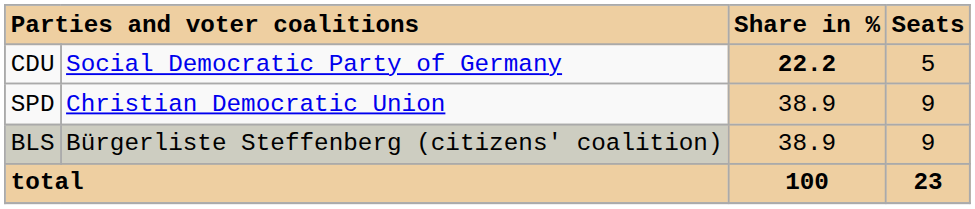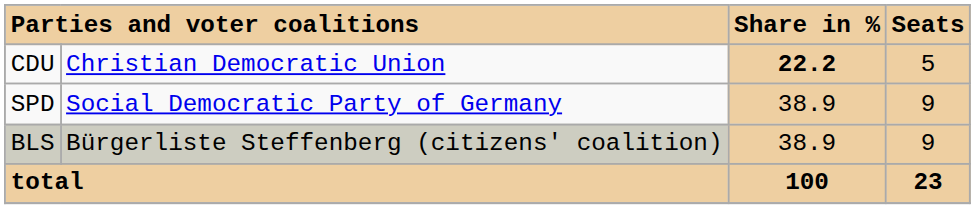(314, 64) Social Democratic Party of Germany -> (256, 64) Christian Democratic Union
(256, 104) Christian Democratic Union -> (314, 104) Social Democratic Party of Germany
